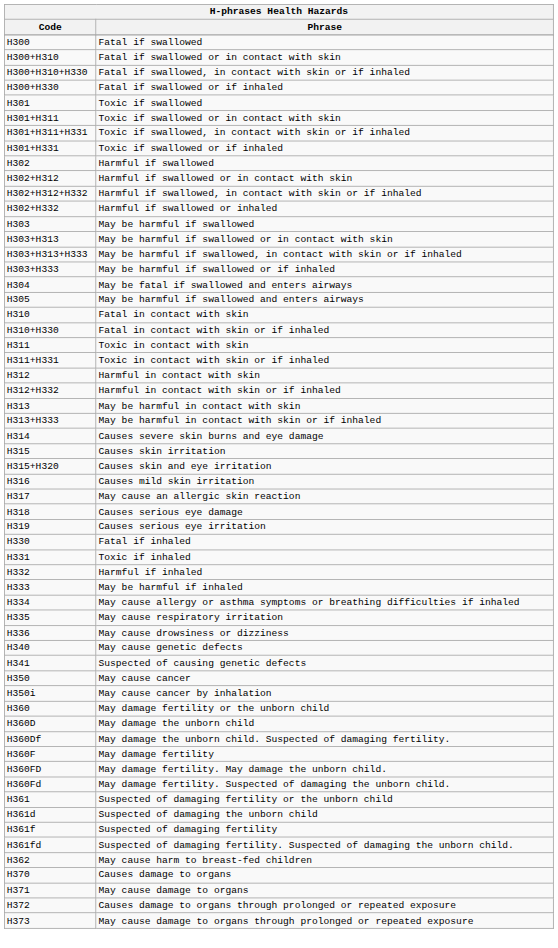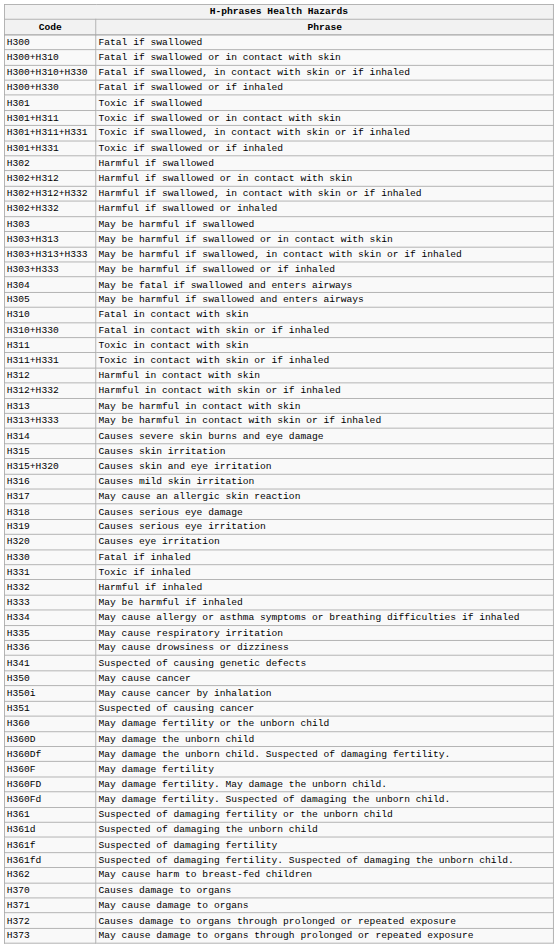+ row: (159, 542)
- row: (171, 648)
+ row: (176, 709)
